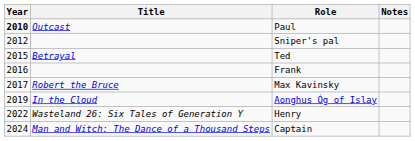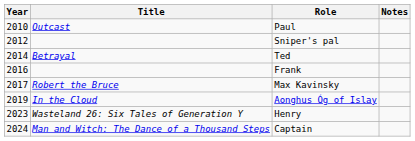(17, 26) bold -> (17, 26) normal
(17, 56) 2015 -> (17, 56) 2014
(17, 114) 2022 -> (17, 114) 2023
